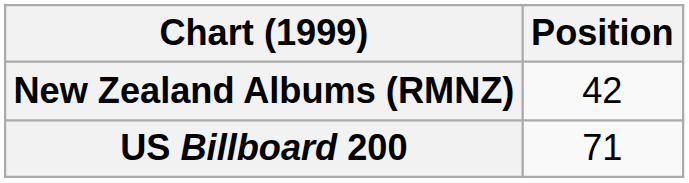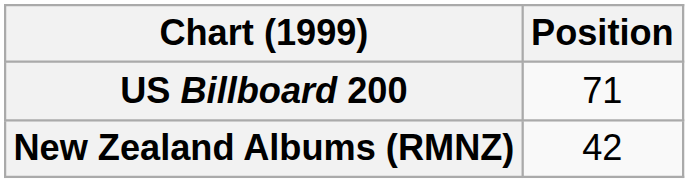rows swapped: (264, 90) <-> (264, 147)
